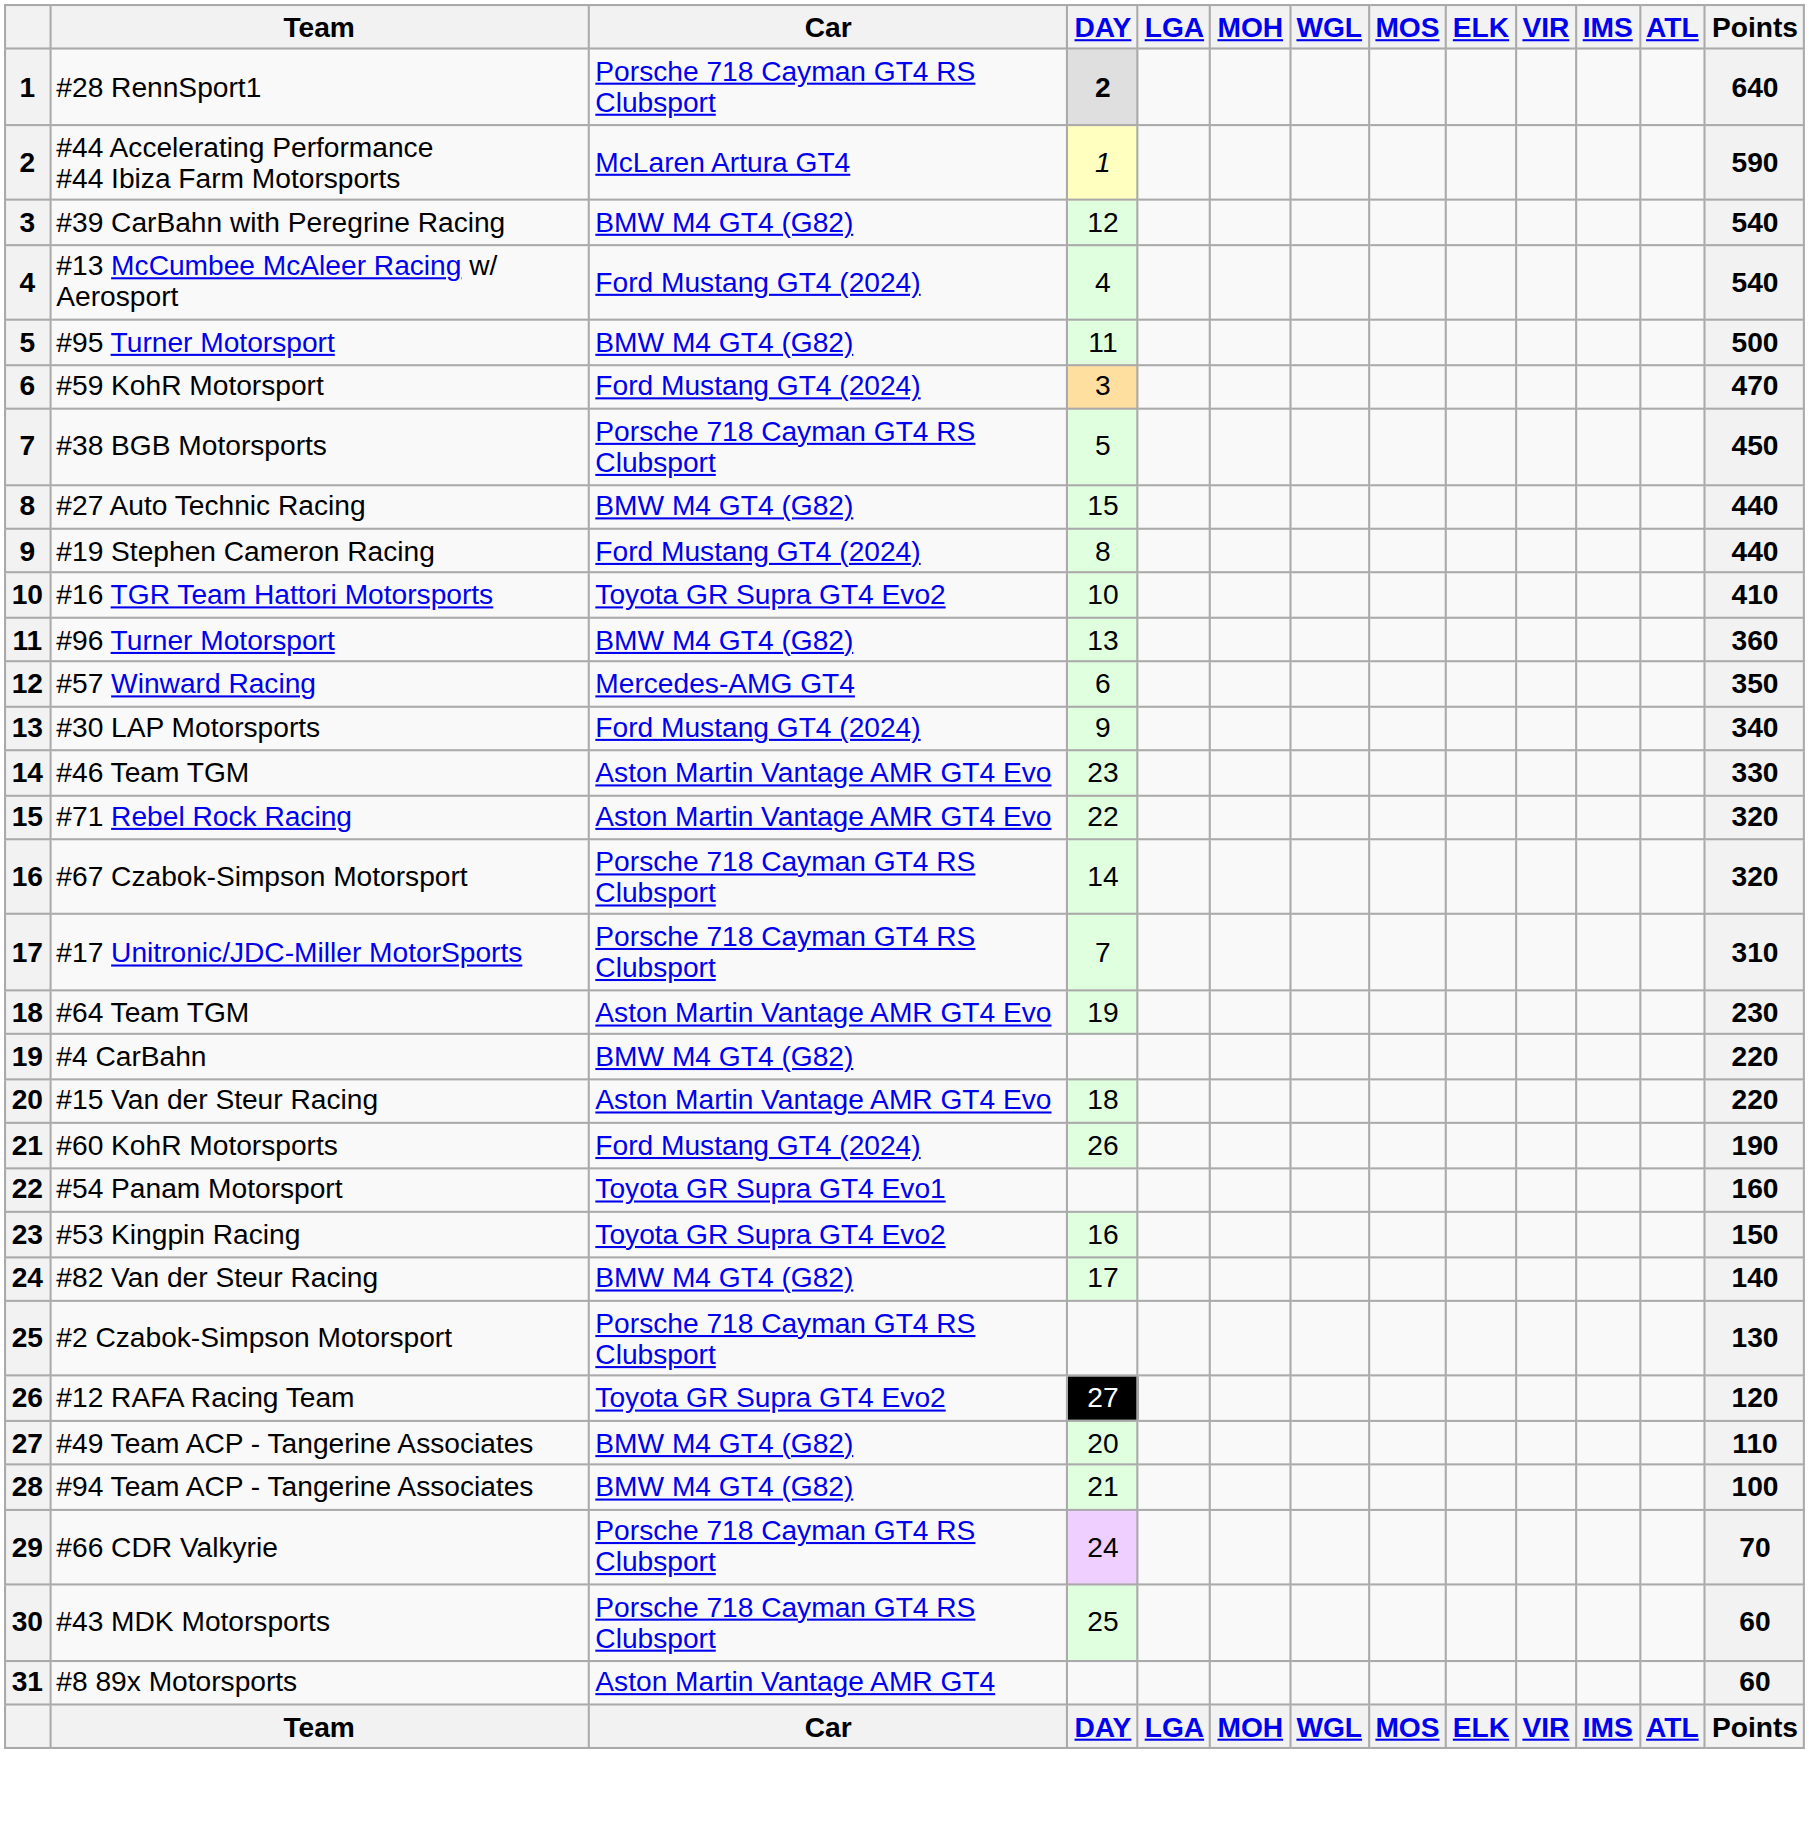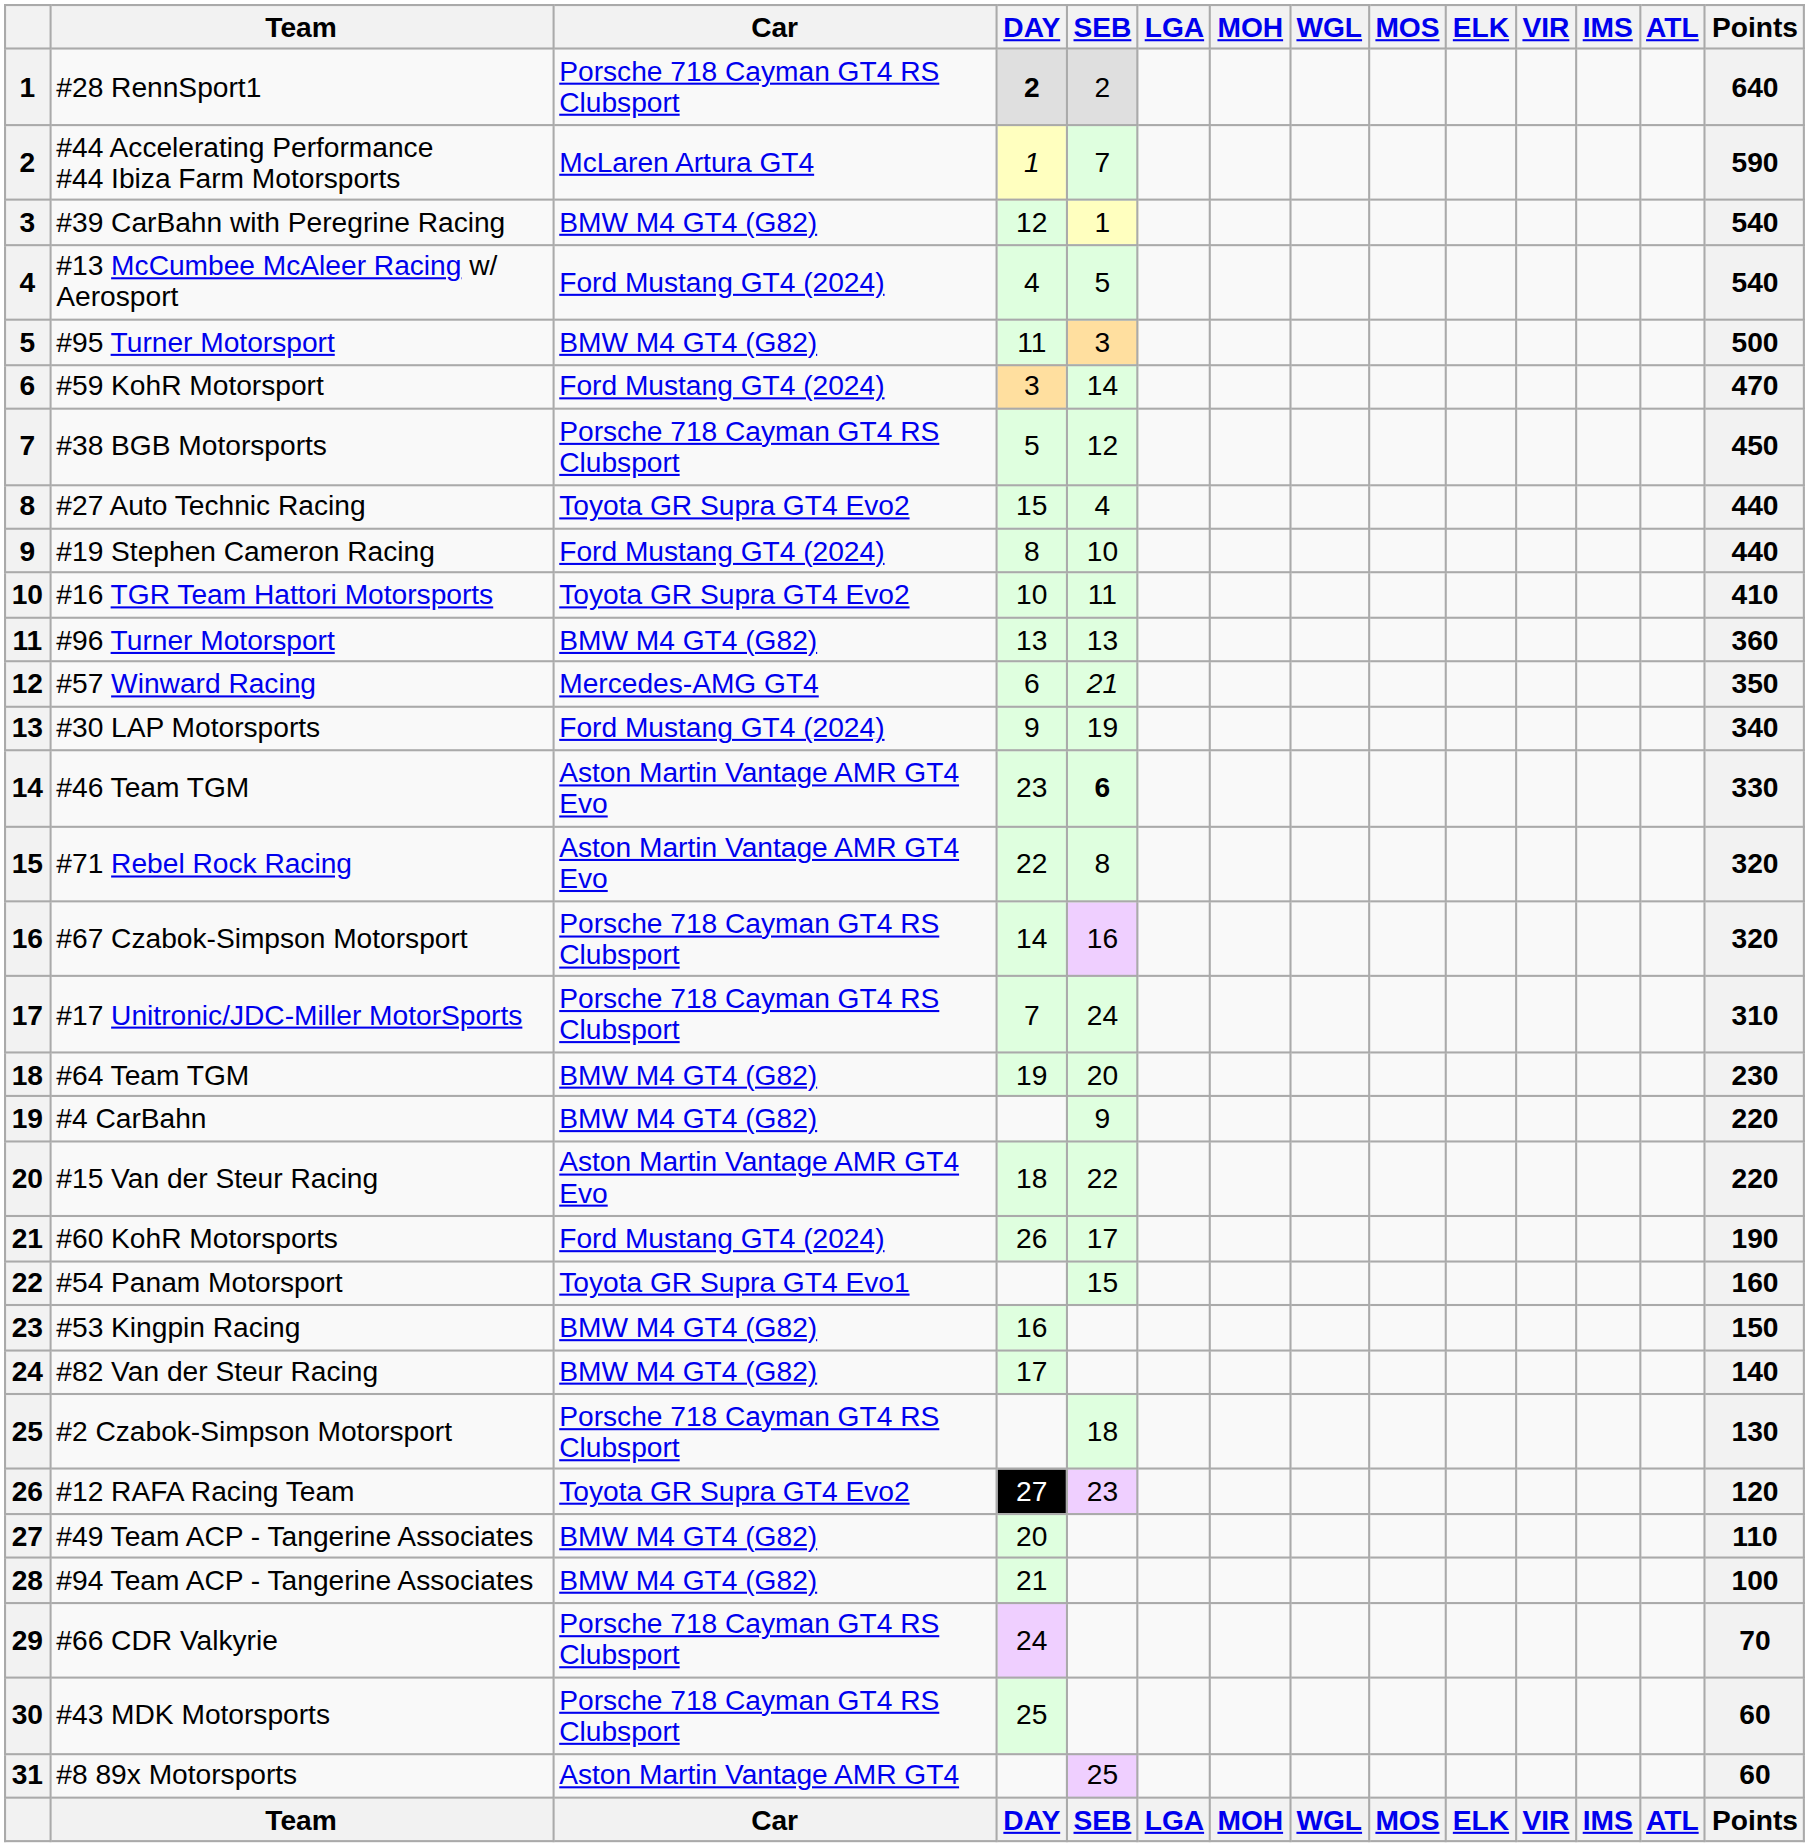+ column: (1102, 27)
(724, 506) BMW M4 GT4 (G82) -> (734, 506) Toyota GR Supra GT4 Evo2
(823, 1012) Aston Martin Vantage AMR GT4 Evo -> (688, 1074) BMW M4 GT4 (G82)
(771, 1234) Toyota GR Supra GT4 Evo2 -> (688, 1327) BMW M4 GT4 (G82)
